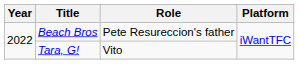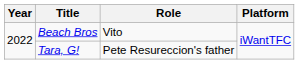(169, 31) Pete Resureccion's father -> (113, 31) Vito
(113, 50) Vito -> (169, 50) Pete Resureccion's father
